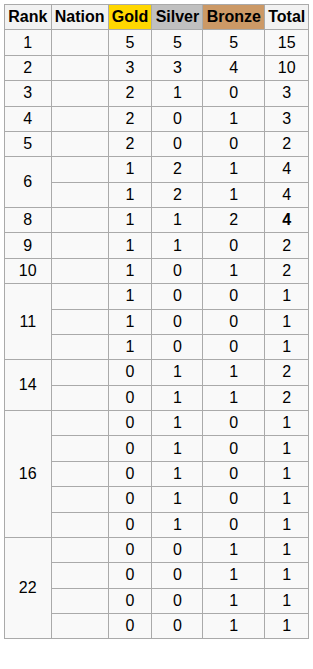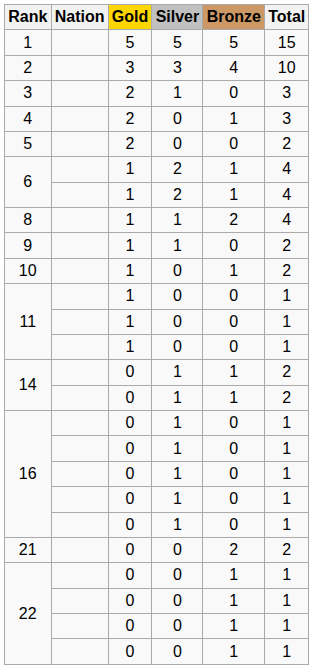(287, 220) bold -> (287, 220) normal
+ row: (28, 550)
